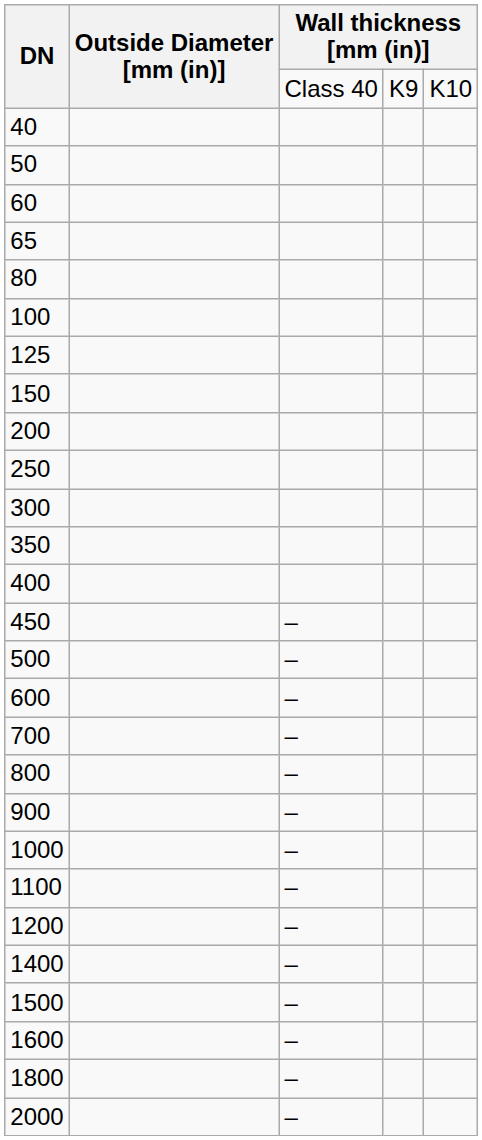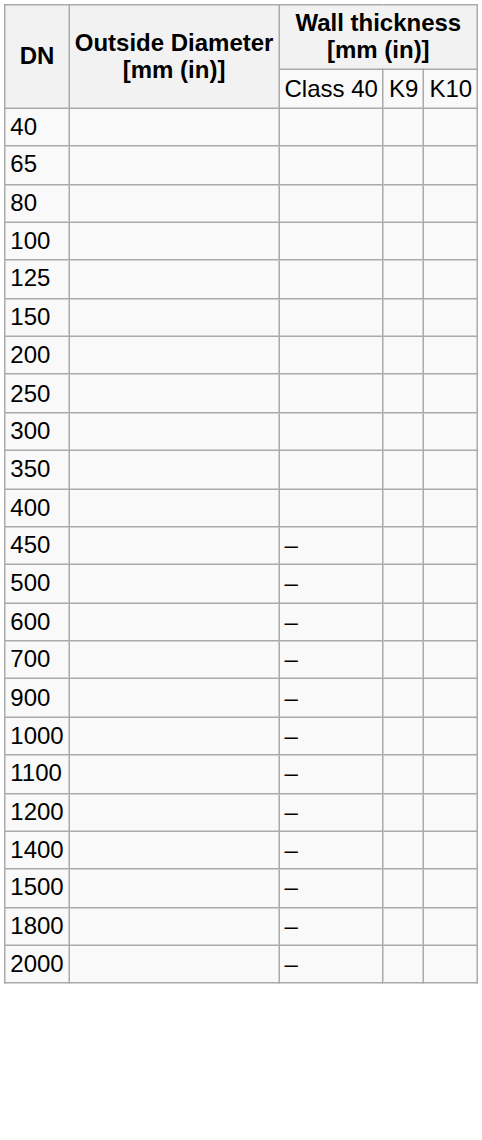- row: (24, 164)
- row: (24, 202)
- row: (30, 773)
- row: (37, 1040)
